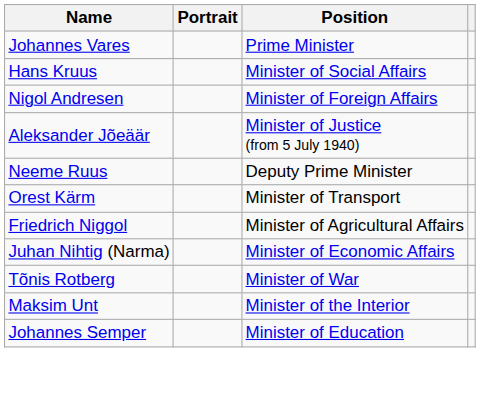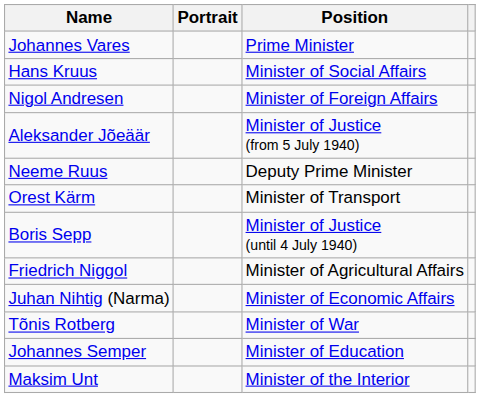+ row: (50, 234)
rows swapped: (77, 332) <-> (53, 306)
